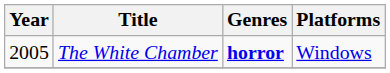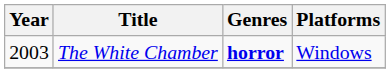(29, 51) 2005 -> (29, 51) 2003
